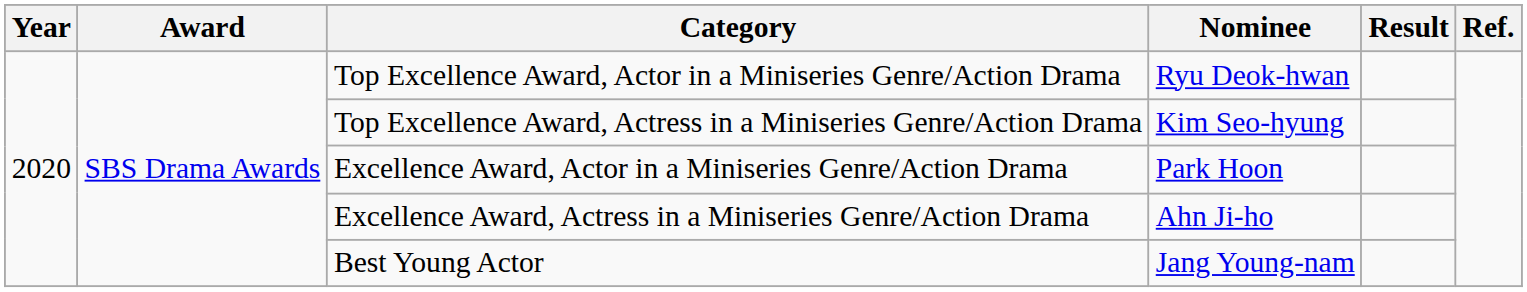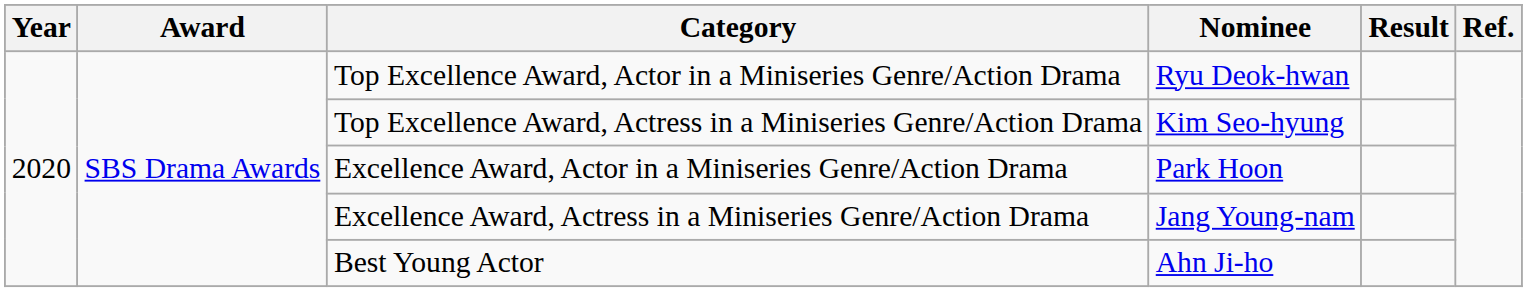(1215, 215) Ahn Ji-ho -> (1255, 215) Jang Young-nam
(1255, 262) Jang Young-nam -> (1215, 262) Ahn Ji-ho
